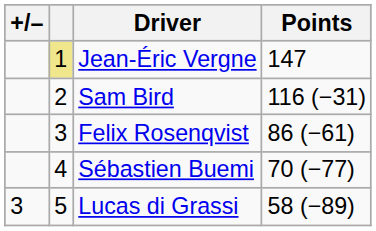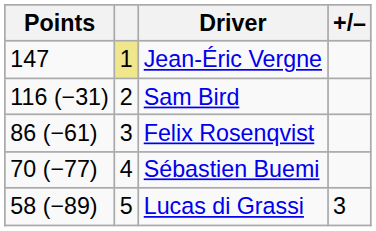columns swapped: (27, 23) <-> (317, 23)
